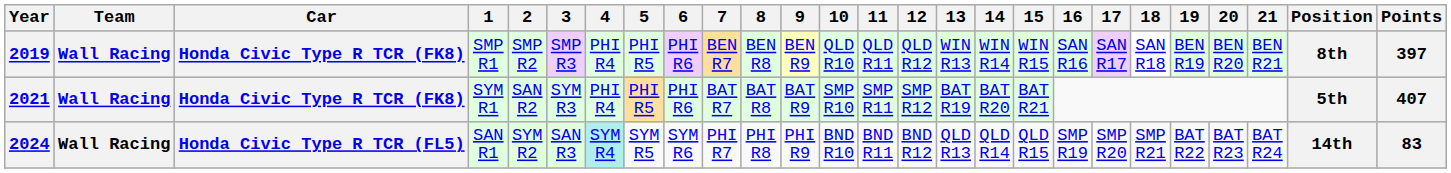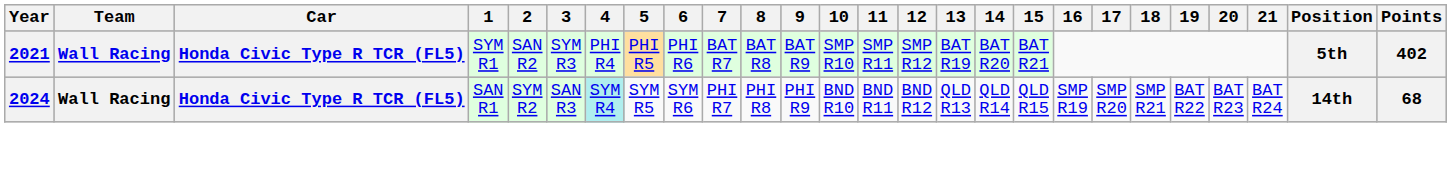- row: (29, 54)
(322, 100) Honda Civic Type R TCR (FK8) -> (322, 54) Honda Civic Type R TCR (FL5)
(1412, 100) 407 -> (1412, 54) 402
(1412, 145) 83 -> (1412, 100) 68
